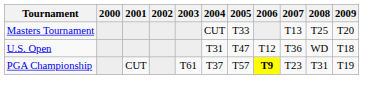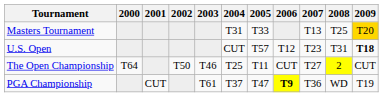(215, 31) CUT -> (234, 31) T31
(346, 31) no background -> (365, 31) gold background
(215, 48) T31 -> (234, 48) CUT
(241, 48) T47 -> (260, 48) T57
(293, 48) T36 -> (313, 48) T23
(319, 48) WD -> (339, 48) T31
(346, 48) normal -> (365, 48) bold
+ row: (60, 66)
(241, 66) T57 -> (260, 83) T47
(293, 66) T23 -> (313, 83) T36
(319, 66) T31 -> (339, 83) WD
